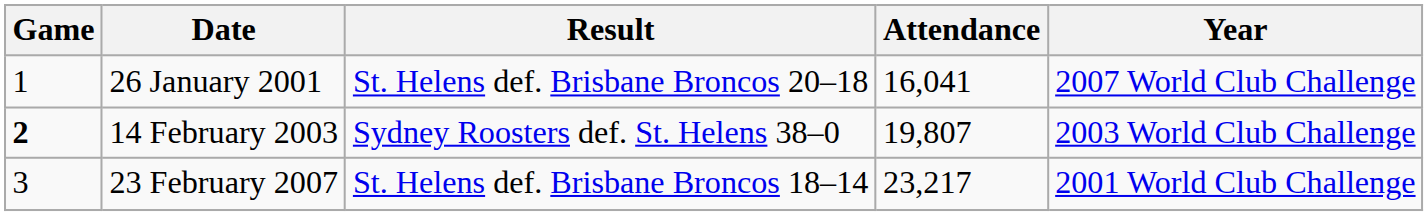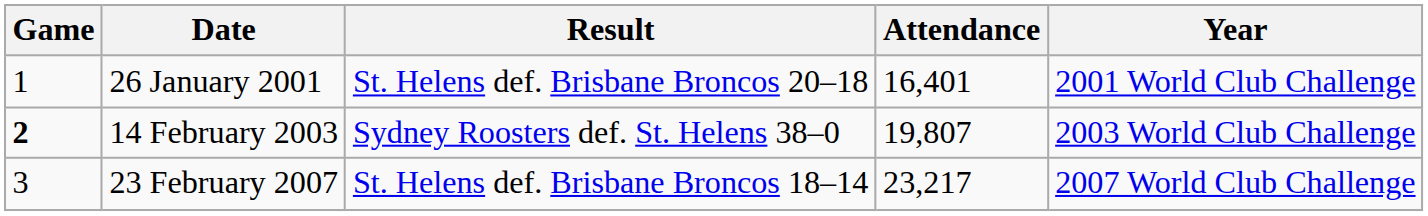(927, 81) 16,041 -> (927, 81) 16,401
(1235, 81) 2007 World Club Challenge -> (1235, 81) 2001 World Club Challenge
(1235, 183) 2001 World Club Challenge -> (1235, 183) 2007 World Club Challenge
